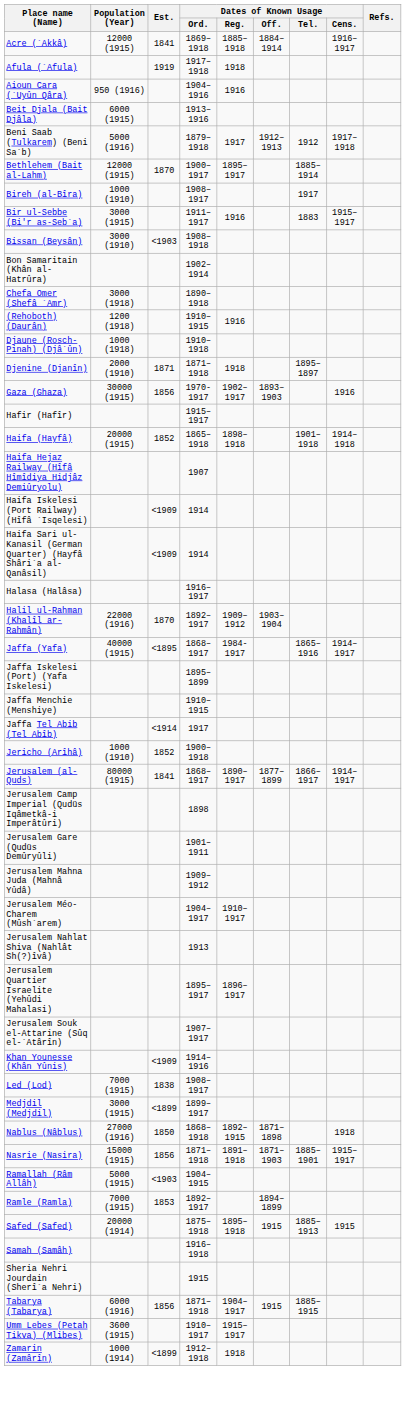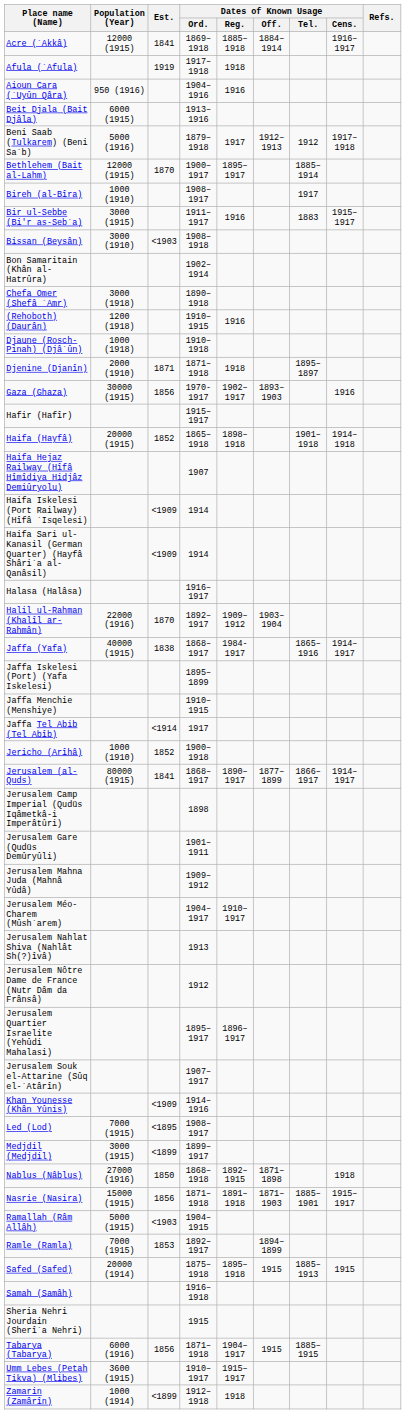(164, 649) <1895 -> (164, 649) 1838
+ row: (44, 986)
(164, 1085) 1838 -> (164, 1128) <1895
